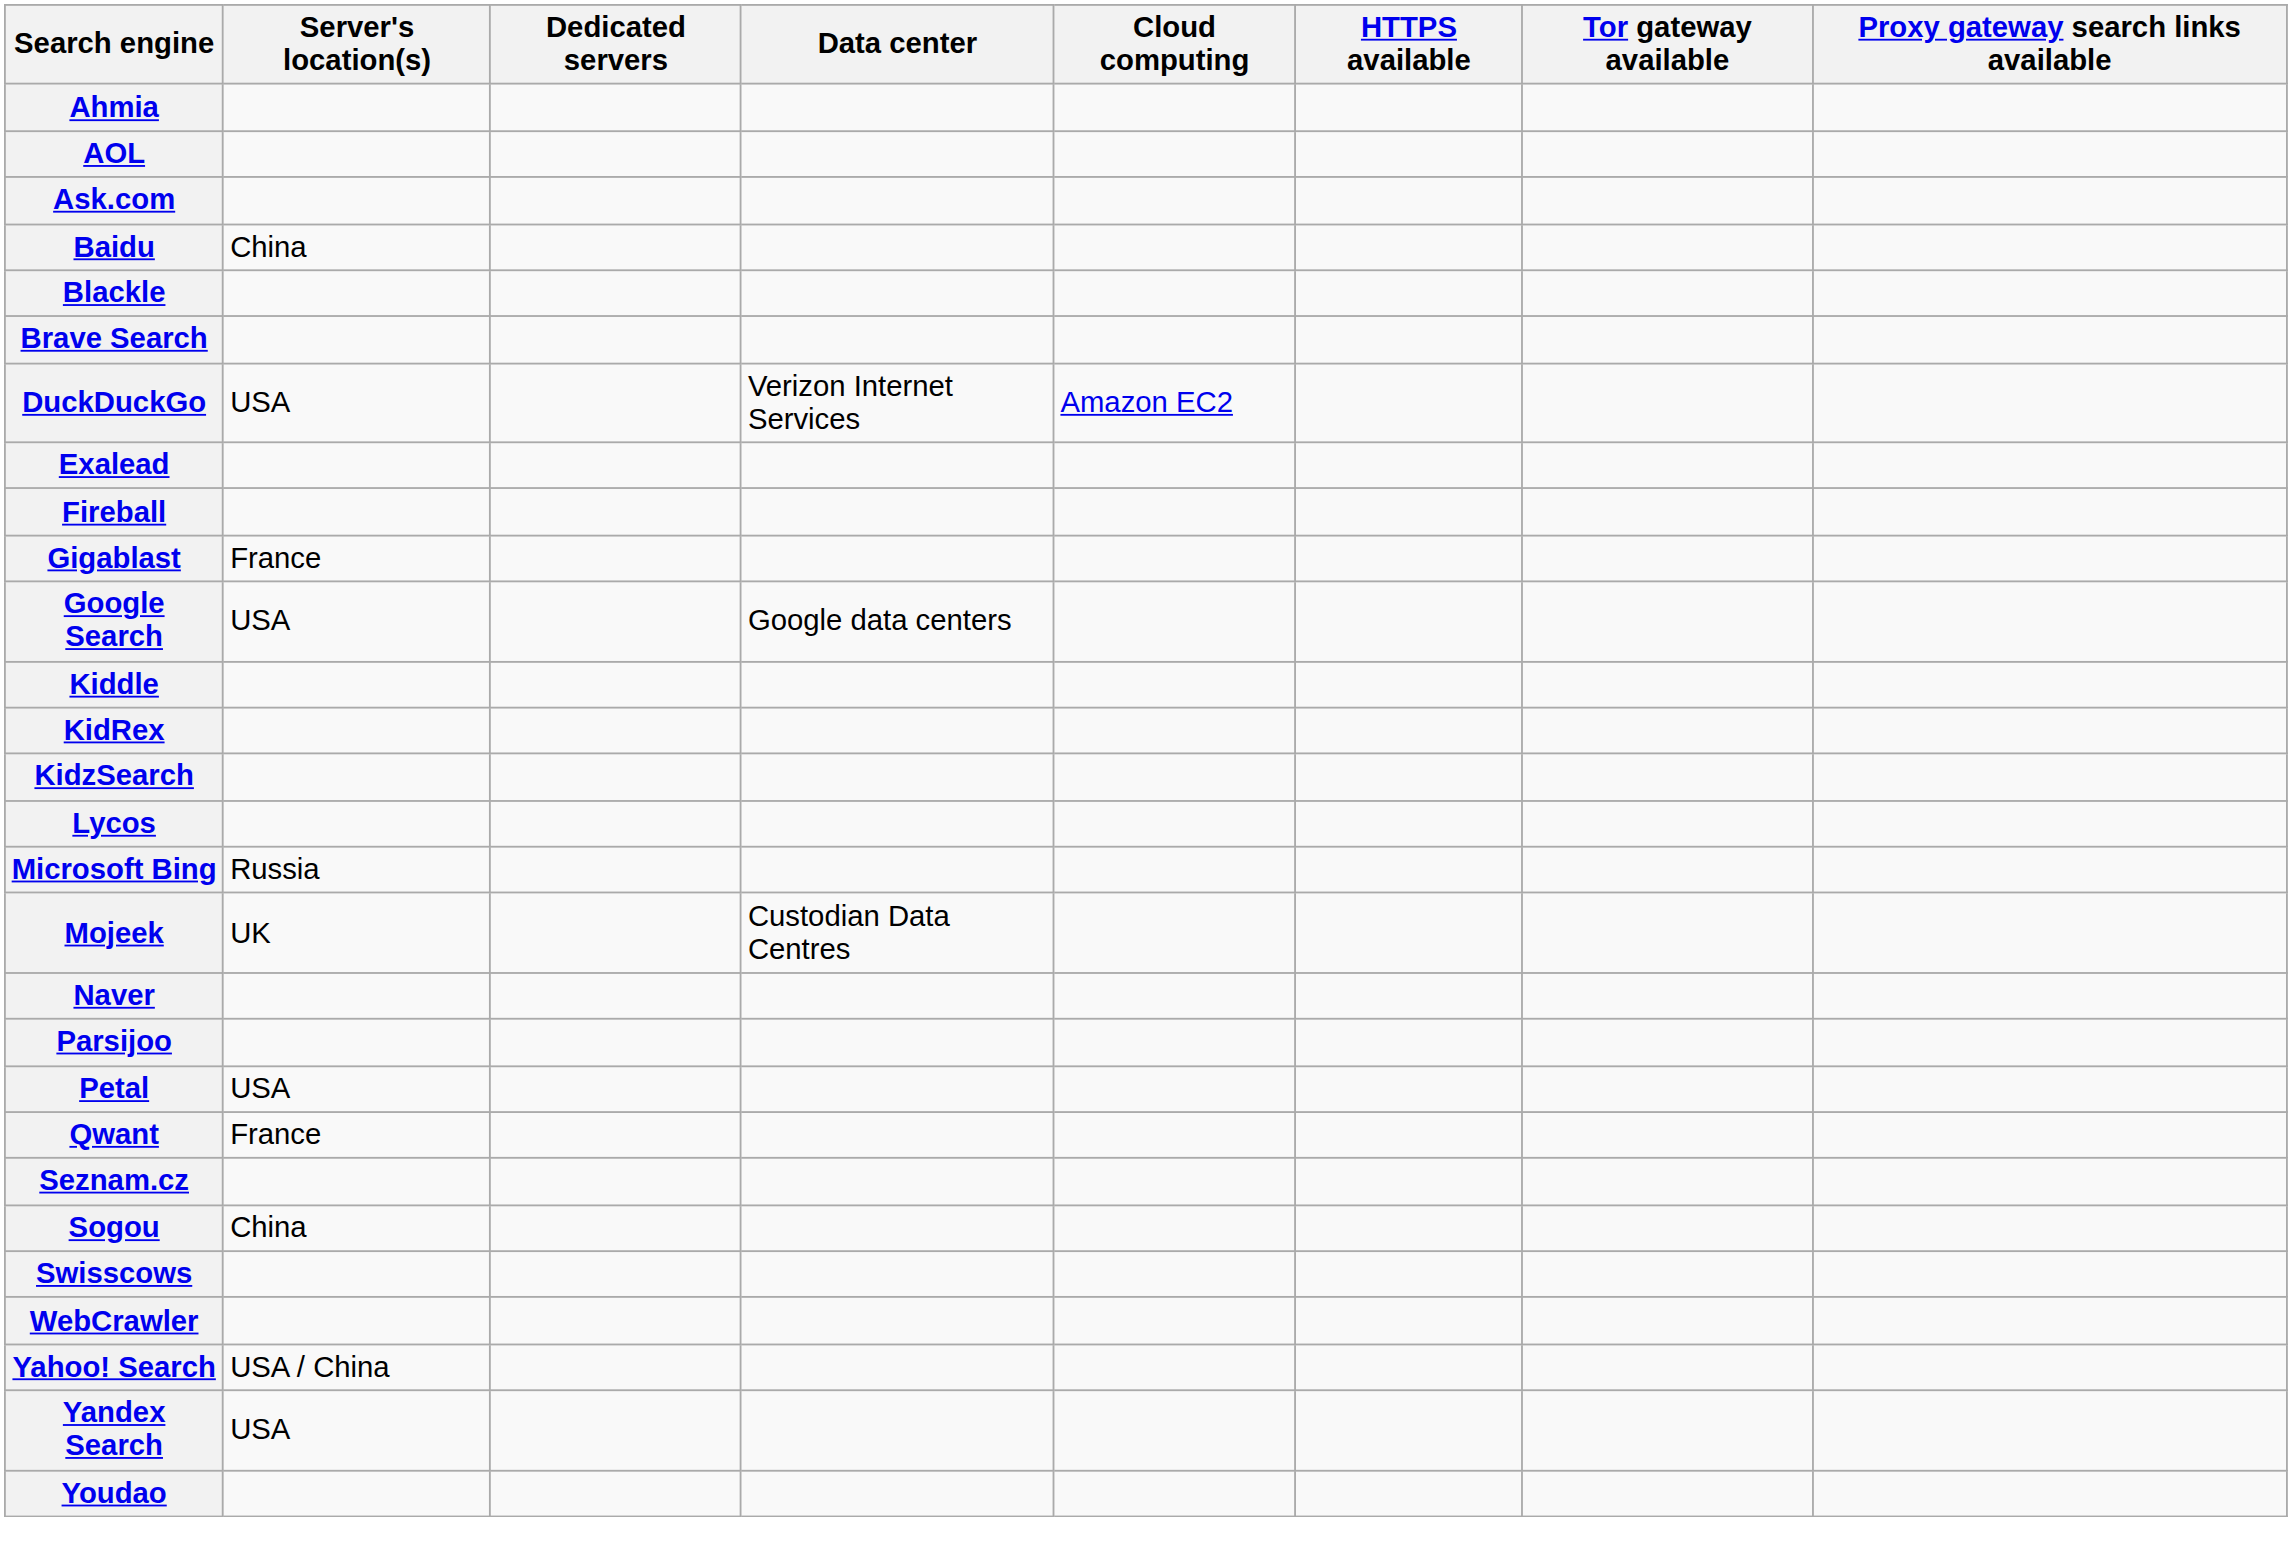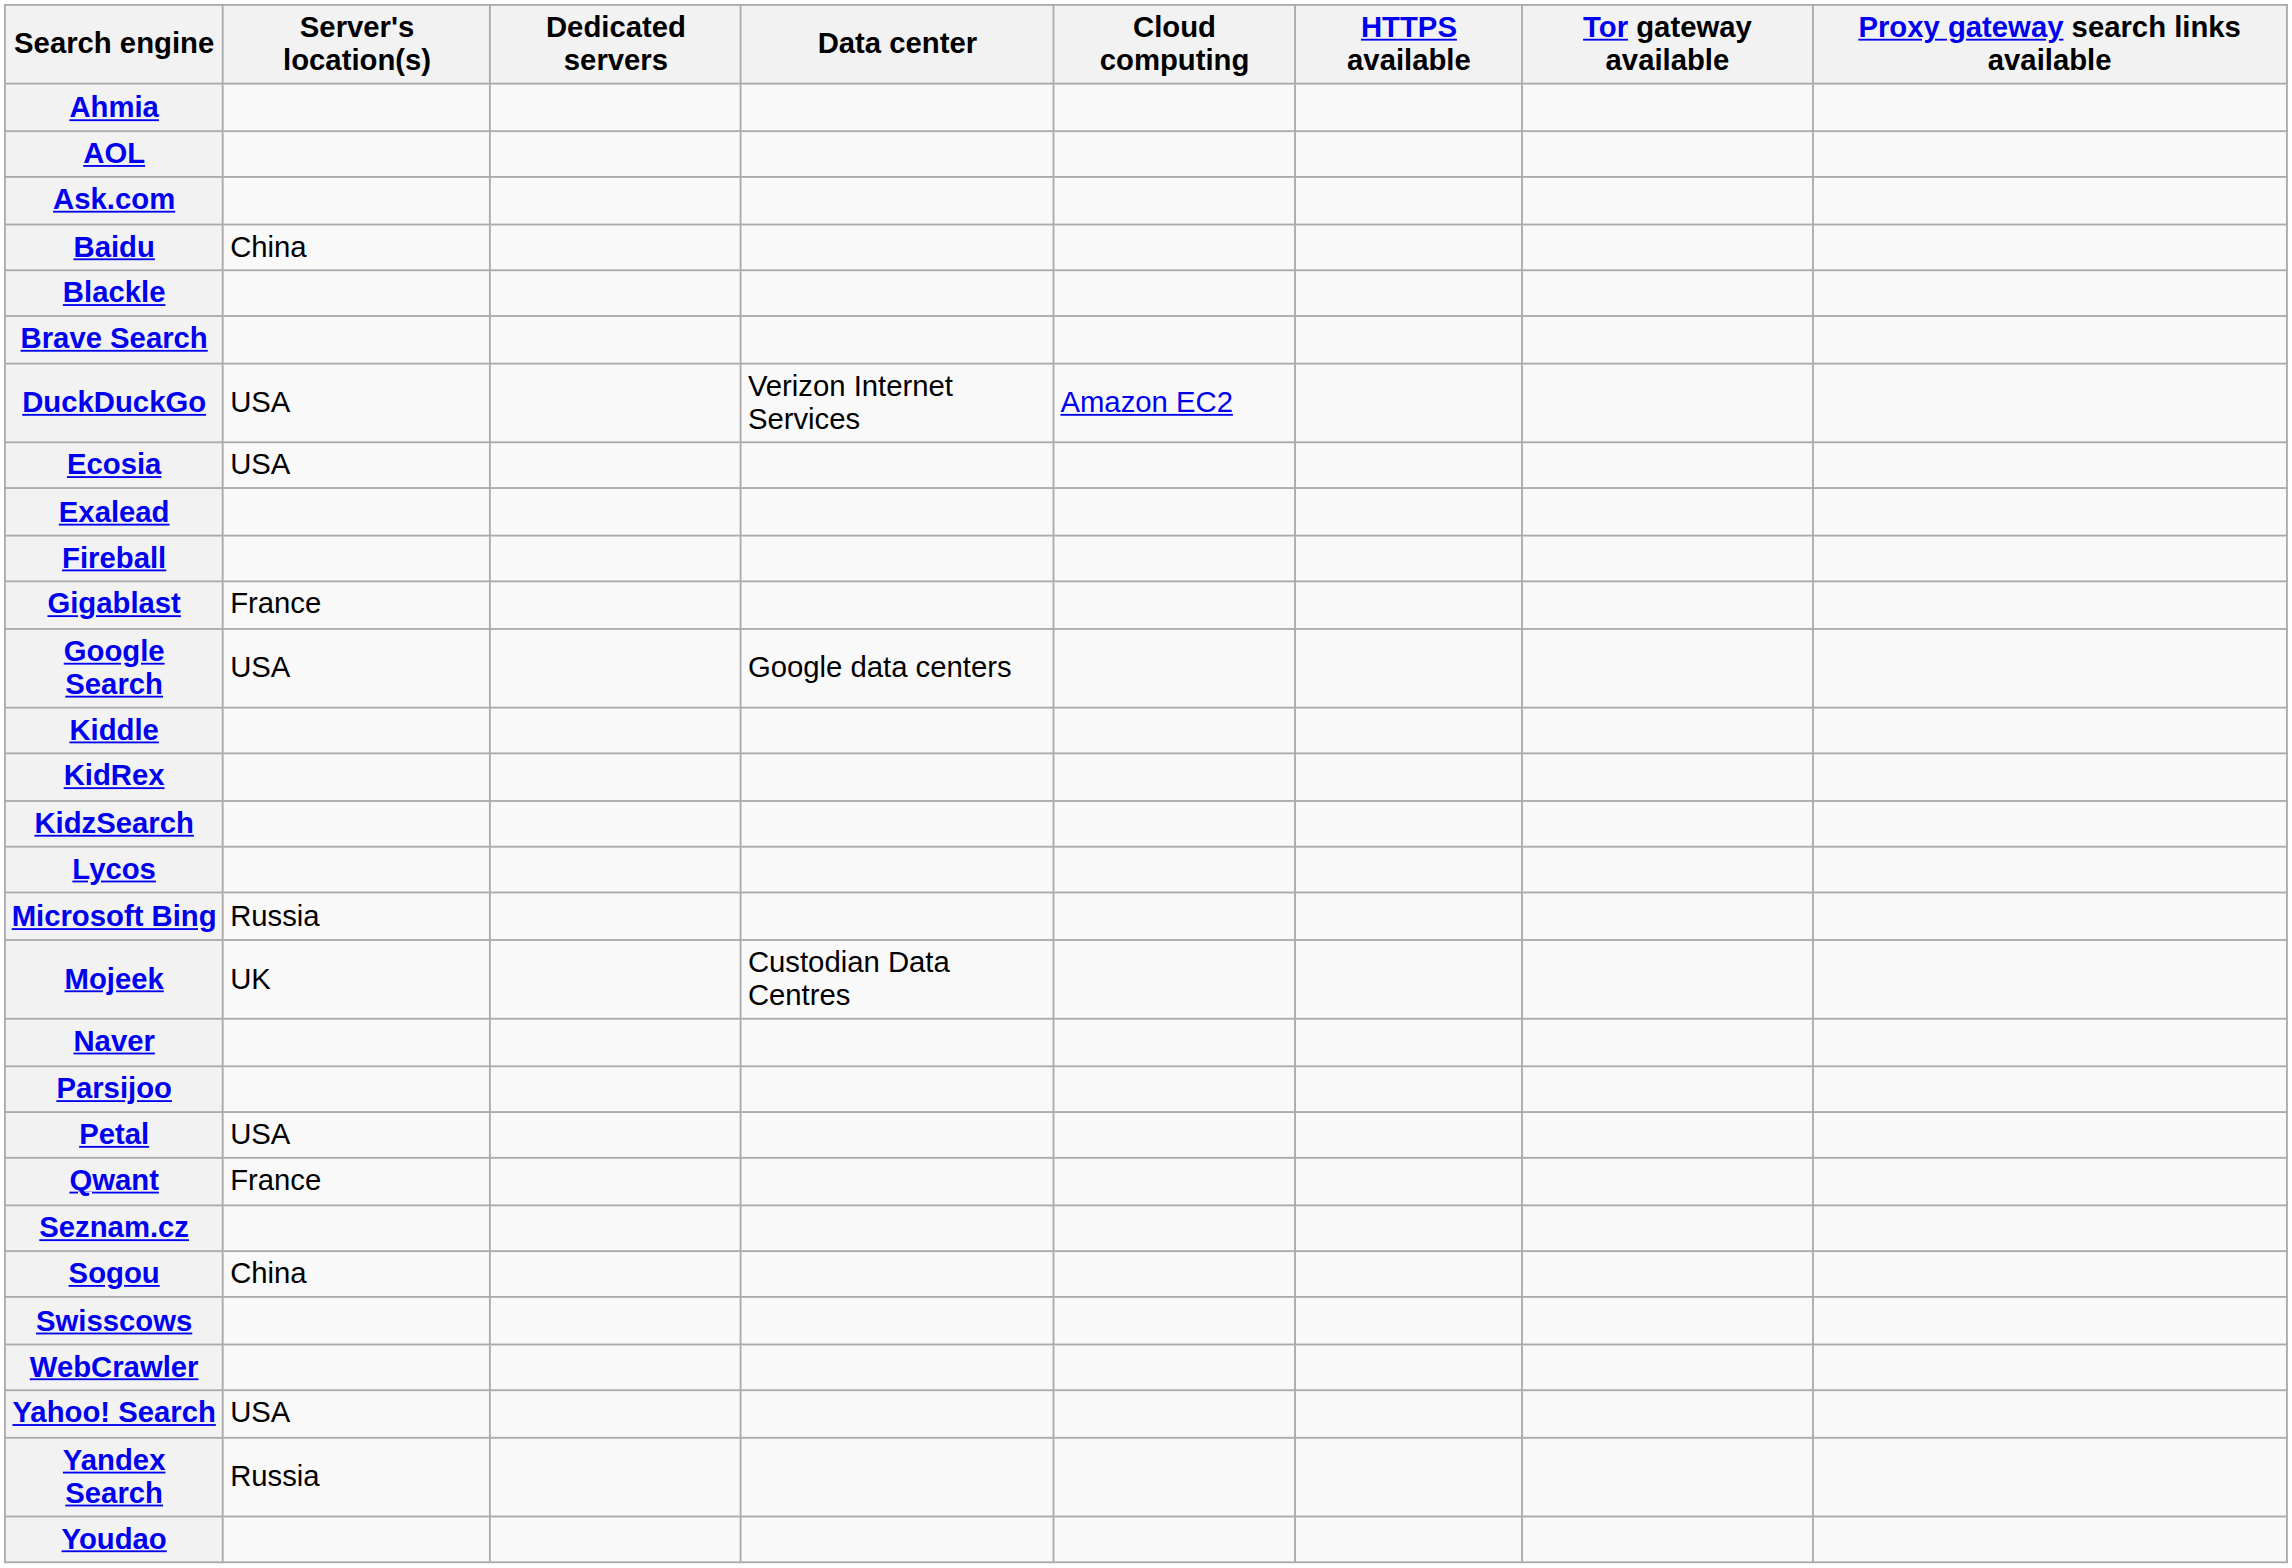+ row: (114, 465)
(310, 1366) USA / China -> (260, 1413) USA
(260, 1429) USA -> (275, 1476) Russia
